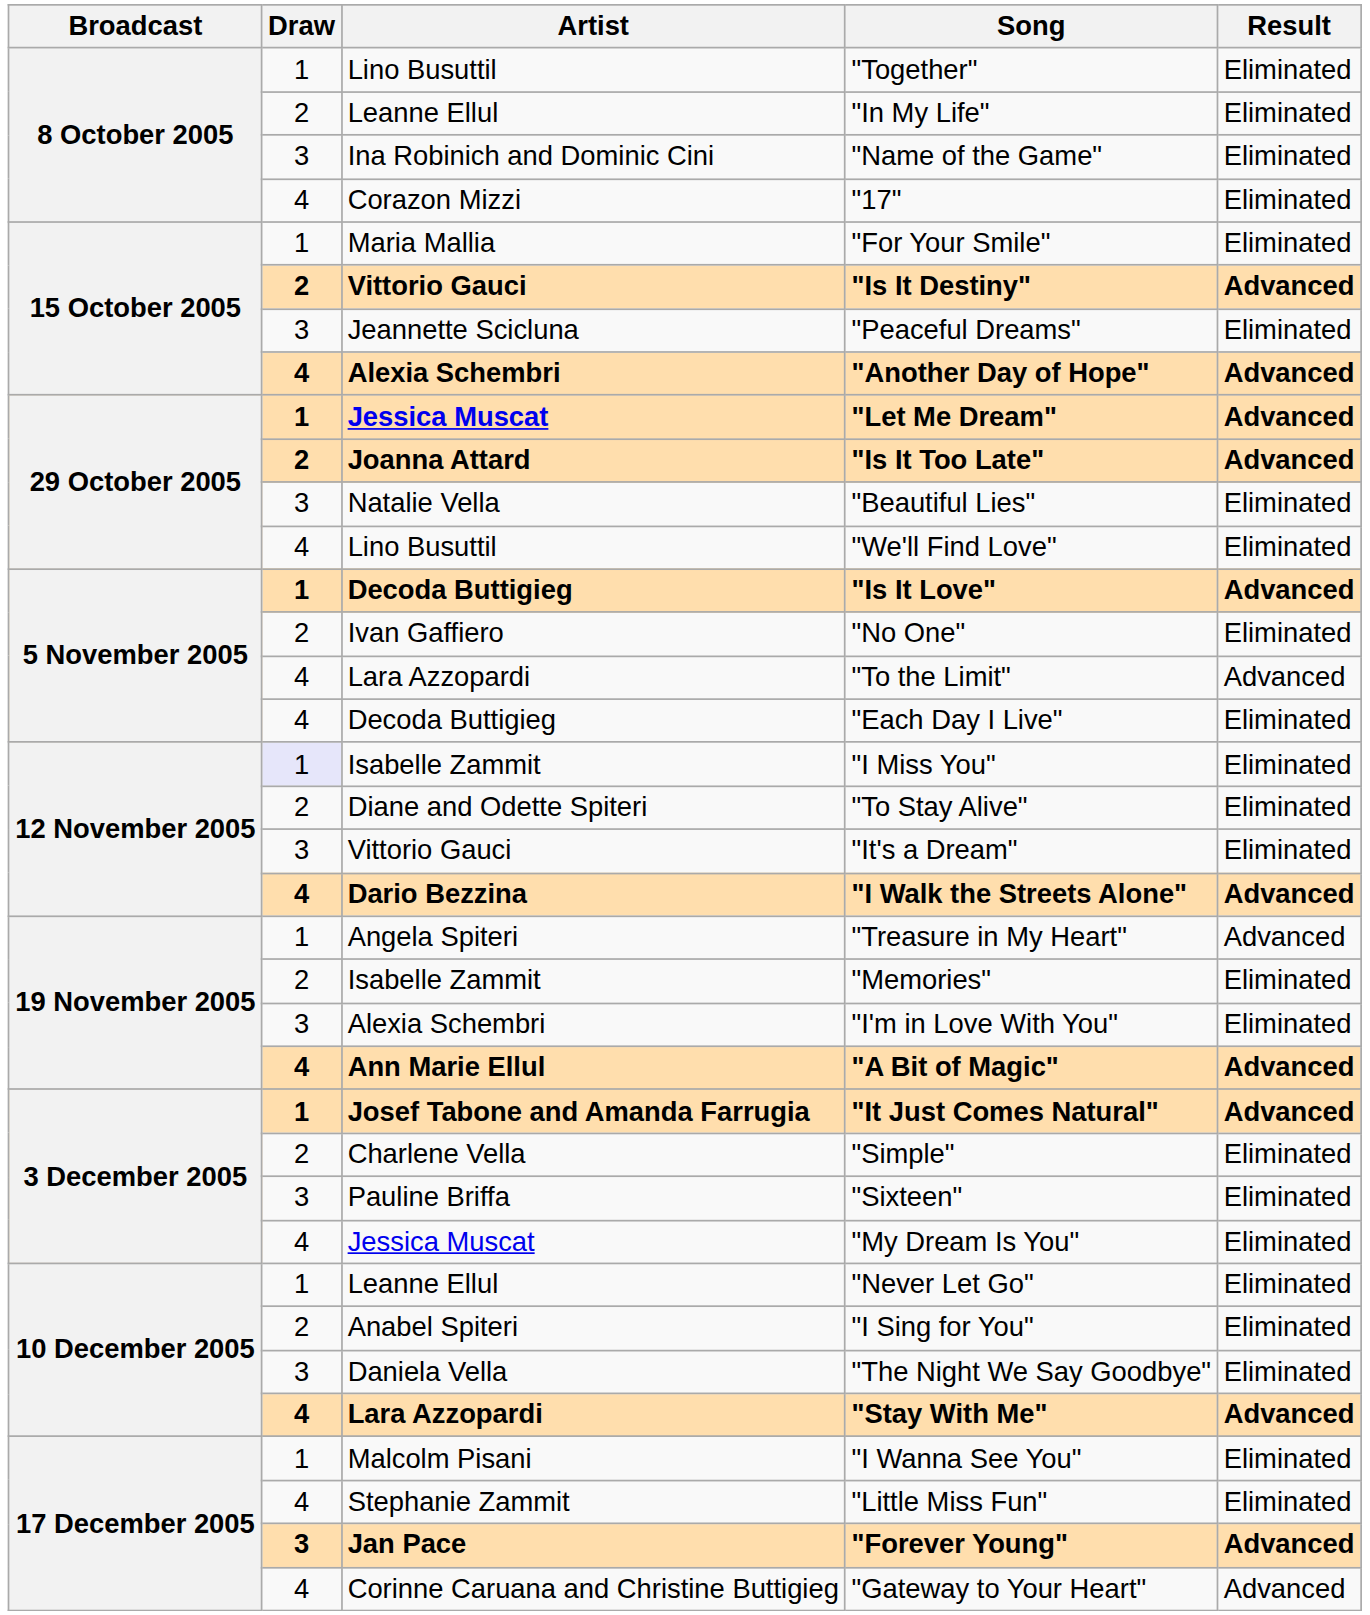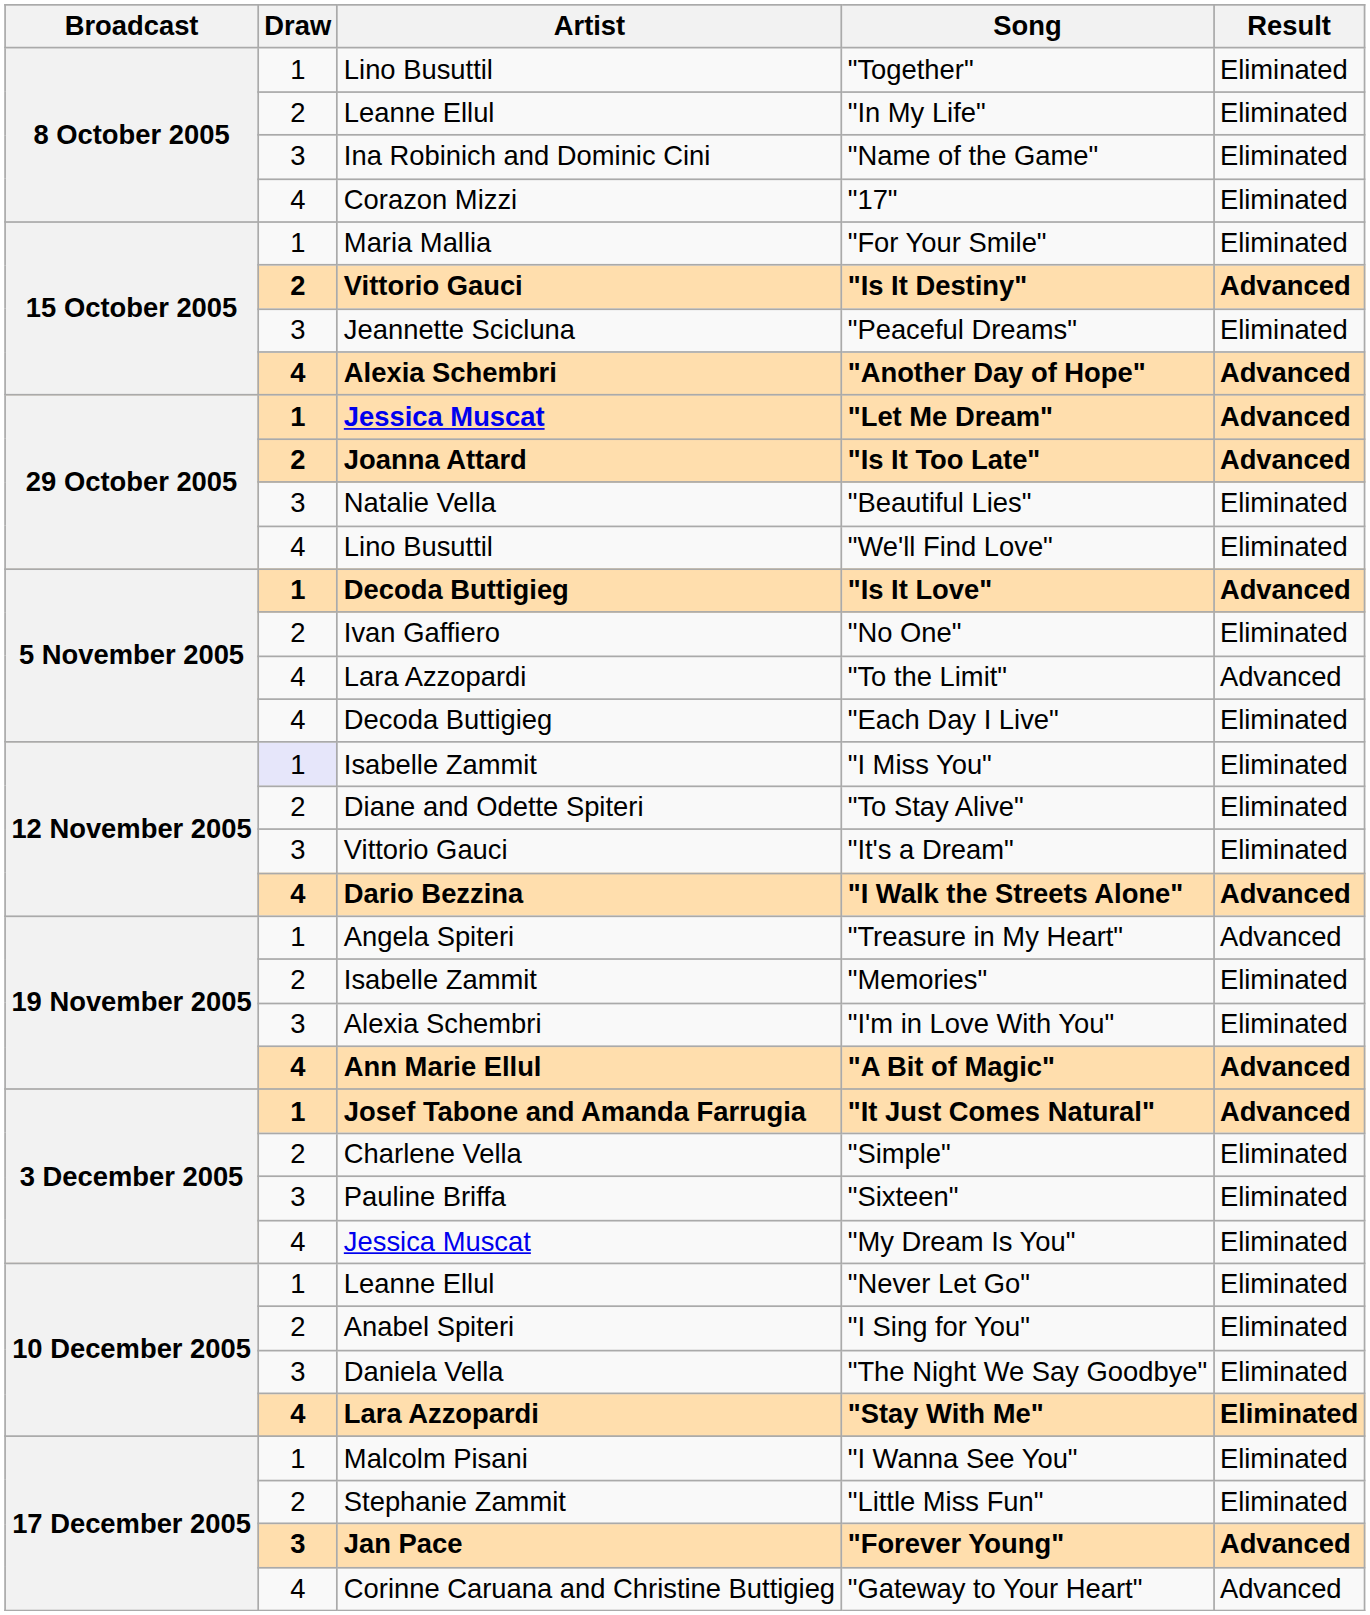(1289, 1414) Advanced -> (1289, 1414) Eliminated
(302, 1501) 4 -> (298, 1501) 2
